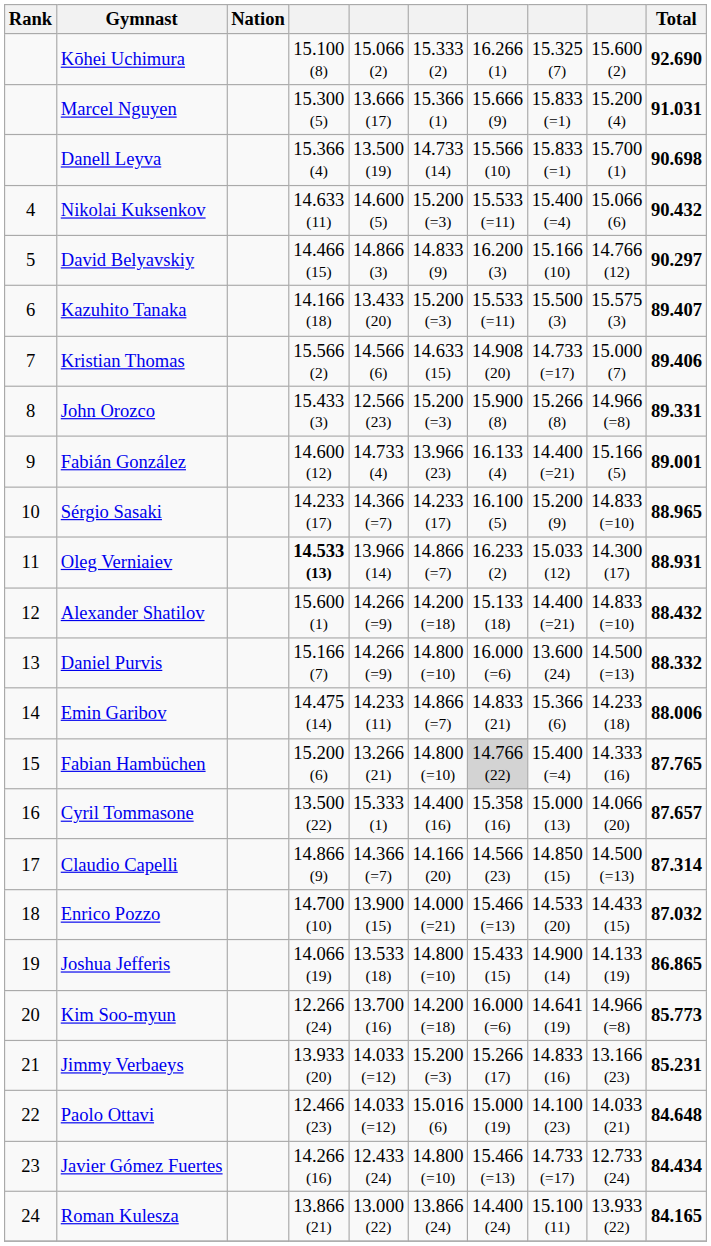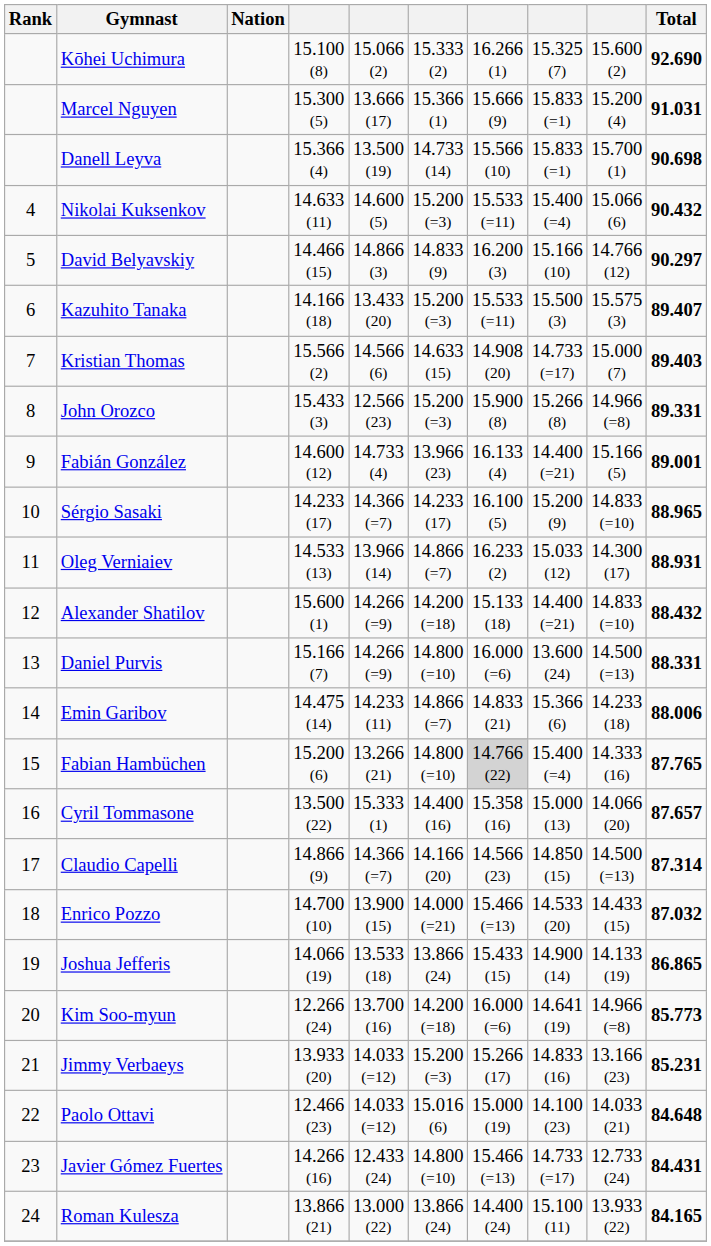(676, 360) 89.406 -> (676, 360) 89.403
(319, 562) bold -> (319, 562) normal
(676, 662) 88.332 -> (676, 662) 88.331
(438, 964) 14.800 (=10) -> (438, 964) 13.866 (24)
(676, 1166) 84.434 -> (676, 1166) 84.431
